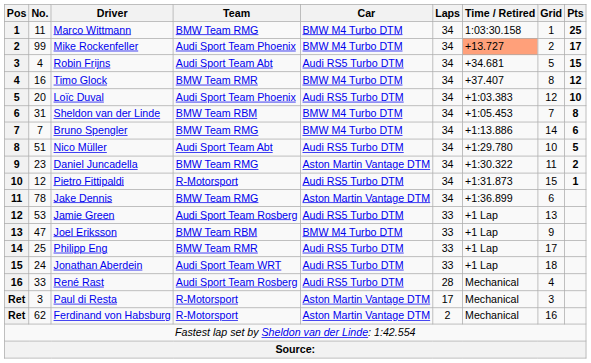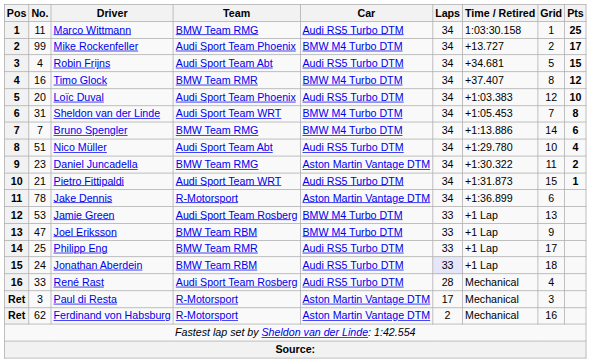(353, 30) BMW M4 Turbo DTM -> (353, 30) Audi RS5 Turbo DTM
(484, 47) lightsalmon background -> (484, 47) no background
(217, 114) BMW Team RBM -> (229, 114) Audi Sport Team WRT
(575, 148) 5 -> (575, 148) 4
(40, 182) 12 -> (40, 182) 21
(207, 182) R-Motorsport -> (229, 182) Audi Sport Team WRT
(217, 198) BMW Team RMG -> (207, 198) R-Motorsport
(353, 215) Audi RS5 Turbo DTM -> (353, 215) BMW M4 Turbo DTM
(229, 266) Audi Sport Team WRT -> (217, 266) BMW Team RBM
(448, 266) no background -> (448, 266) lavender background
